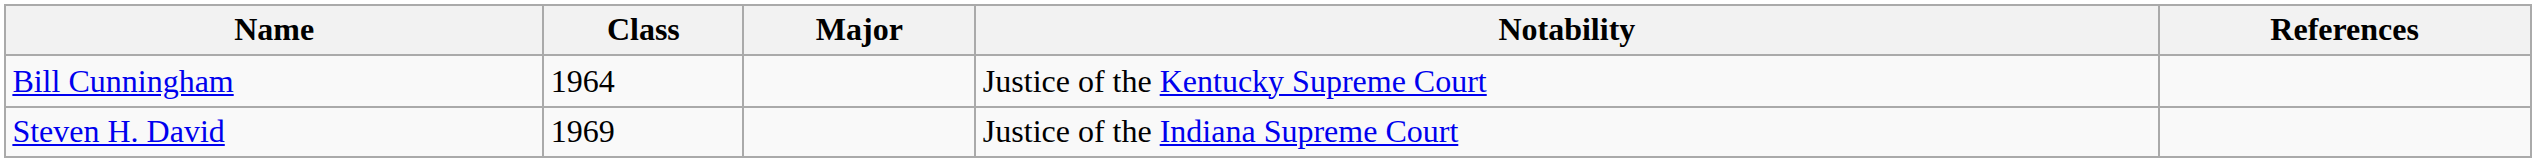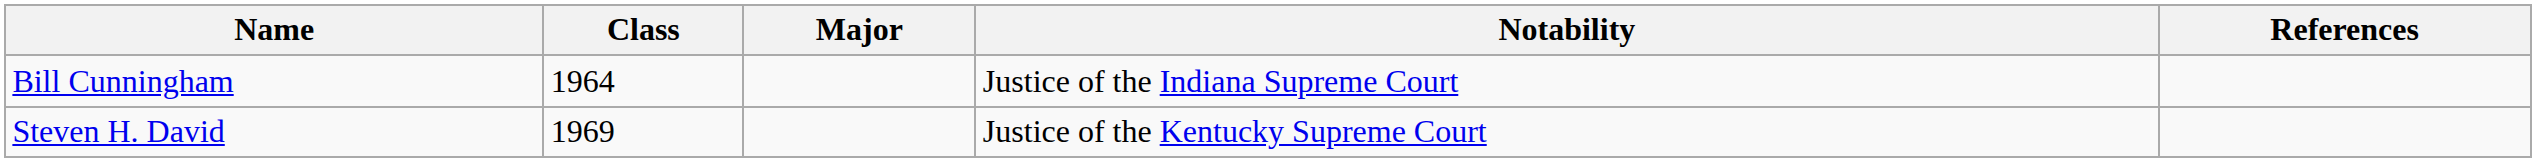(1235, 80) Justice of the Kentucky Supreme Court -> (1221, 80) Justice of the Indiana Supreme Court
(1221, 131) Justice of the Indiana Supreme Court -> (1235, 131) Justice of the Kentucky Supreme Court
